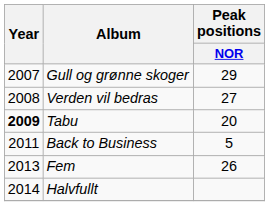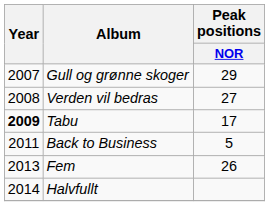(229, 121) 20 -> (229, 121) 17
